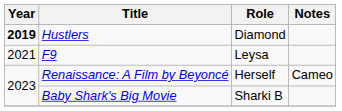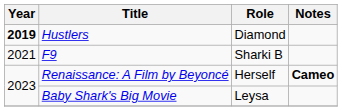(252, 55) Leysa -> (259, 55) Sharki B
(312, 75) normal -> (313, 75) bold
(259, 95) Sharki B -> (252, 95) Leysa
